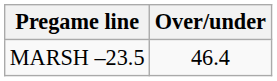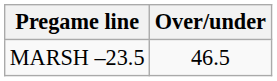(210, 57) 46.4 -> (210, 57) 46.5
